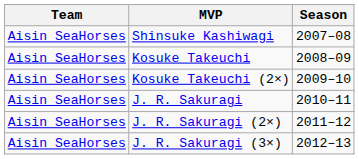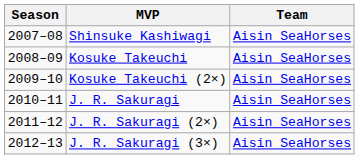columns swapped: (324, 15) <-> (67, 15)
